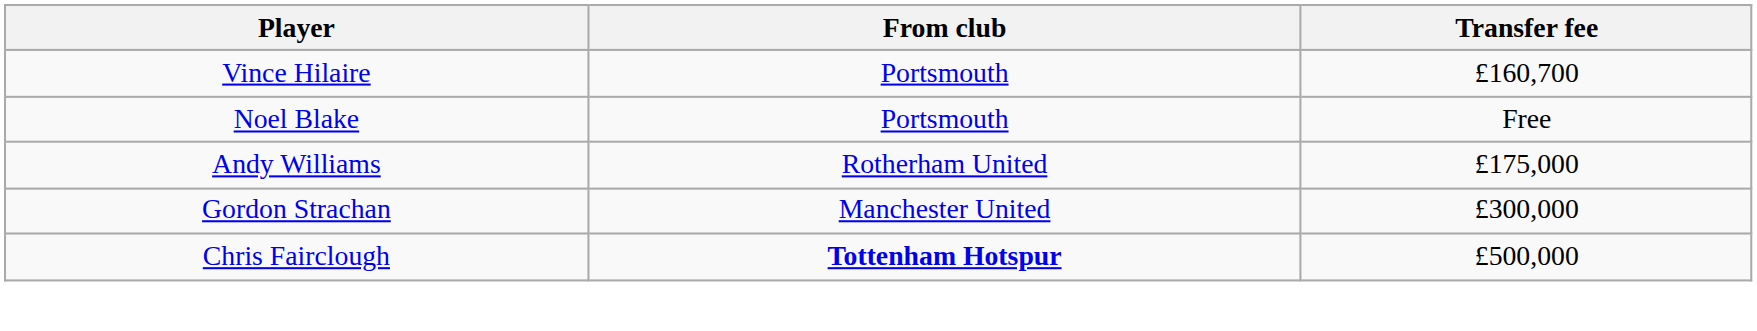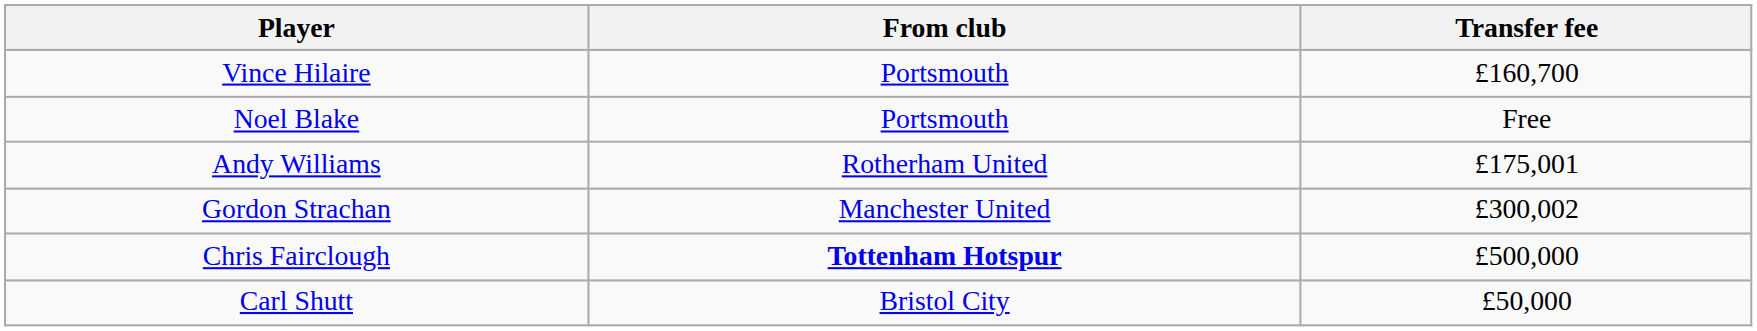(1527, 164) £175,000 -> (1527, 164) £175,001
(1527, 210) £300,000 -> (1527, 210) £300,002
+ row: (296, 301)
